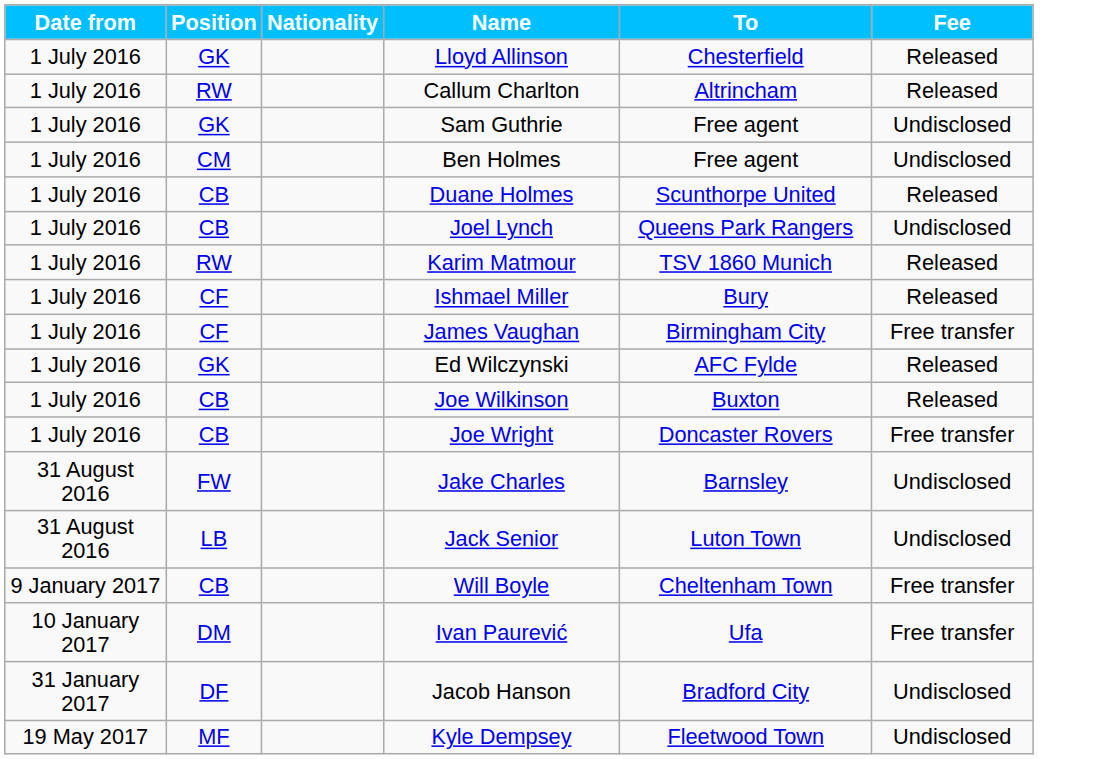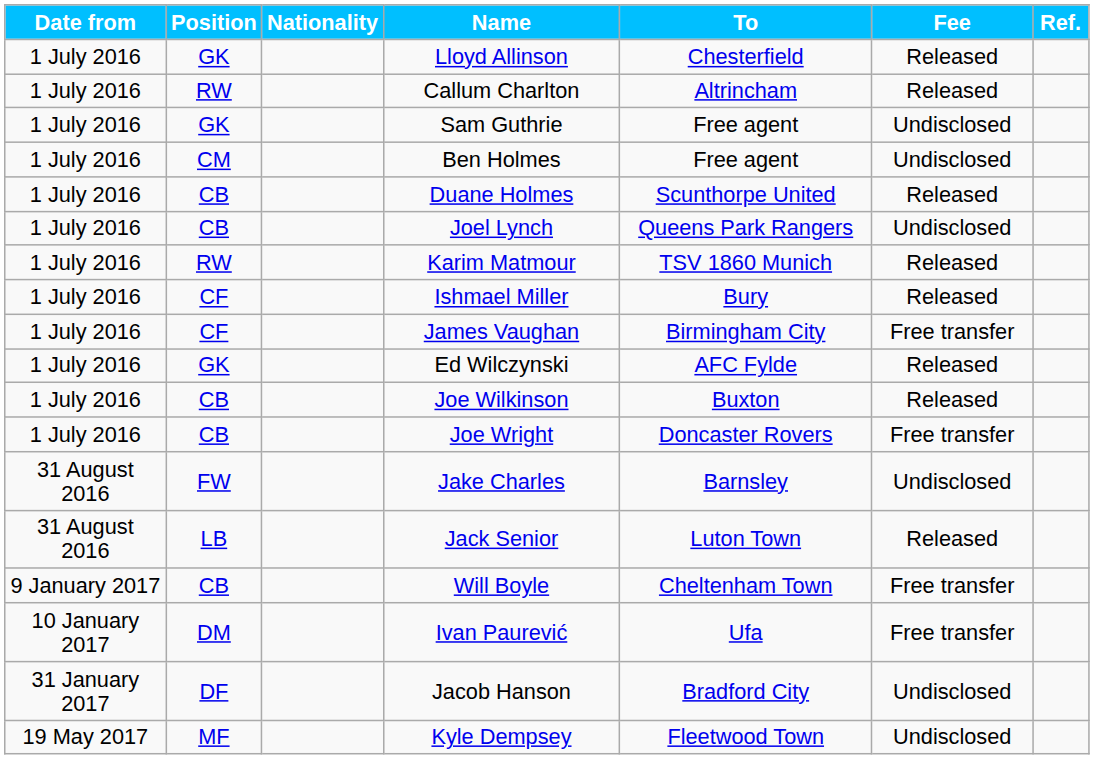+ column: (1061, 22)
(952, 539) Undisclosed -> (952, 539) Released
